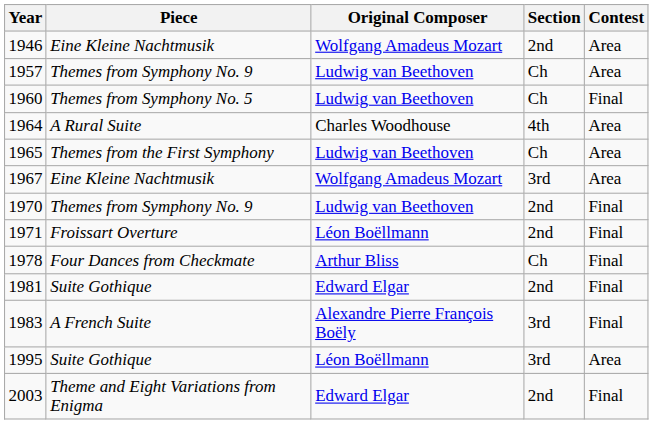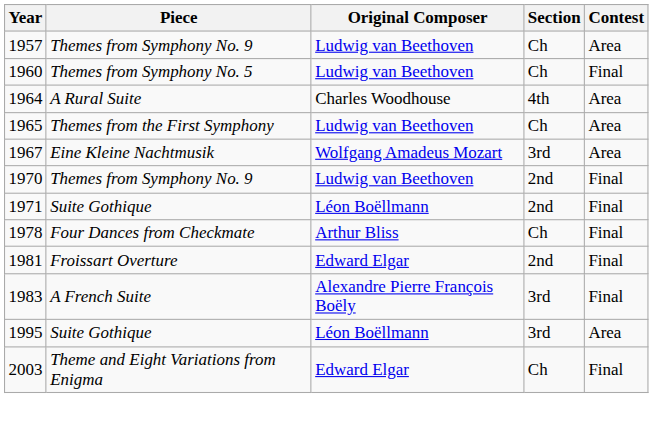- row: (25, 44)
(114, 233) Froissart Overture -> (101, 206) Suite Gothique
(101, 286) Suite Gothique -> (114, 260) Froissart Overture
(541, 396) 2nd -> (538, 369) Ch
